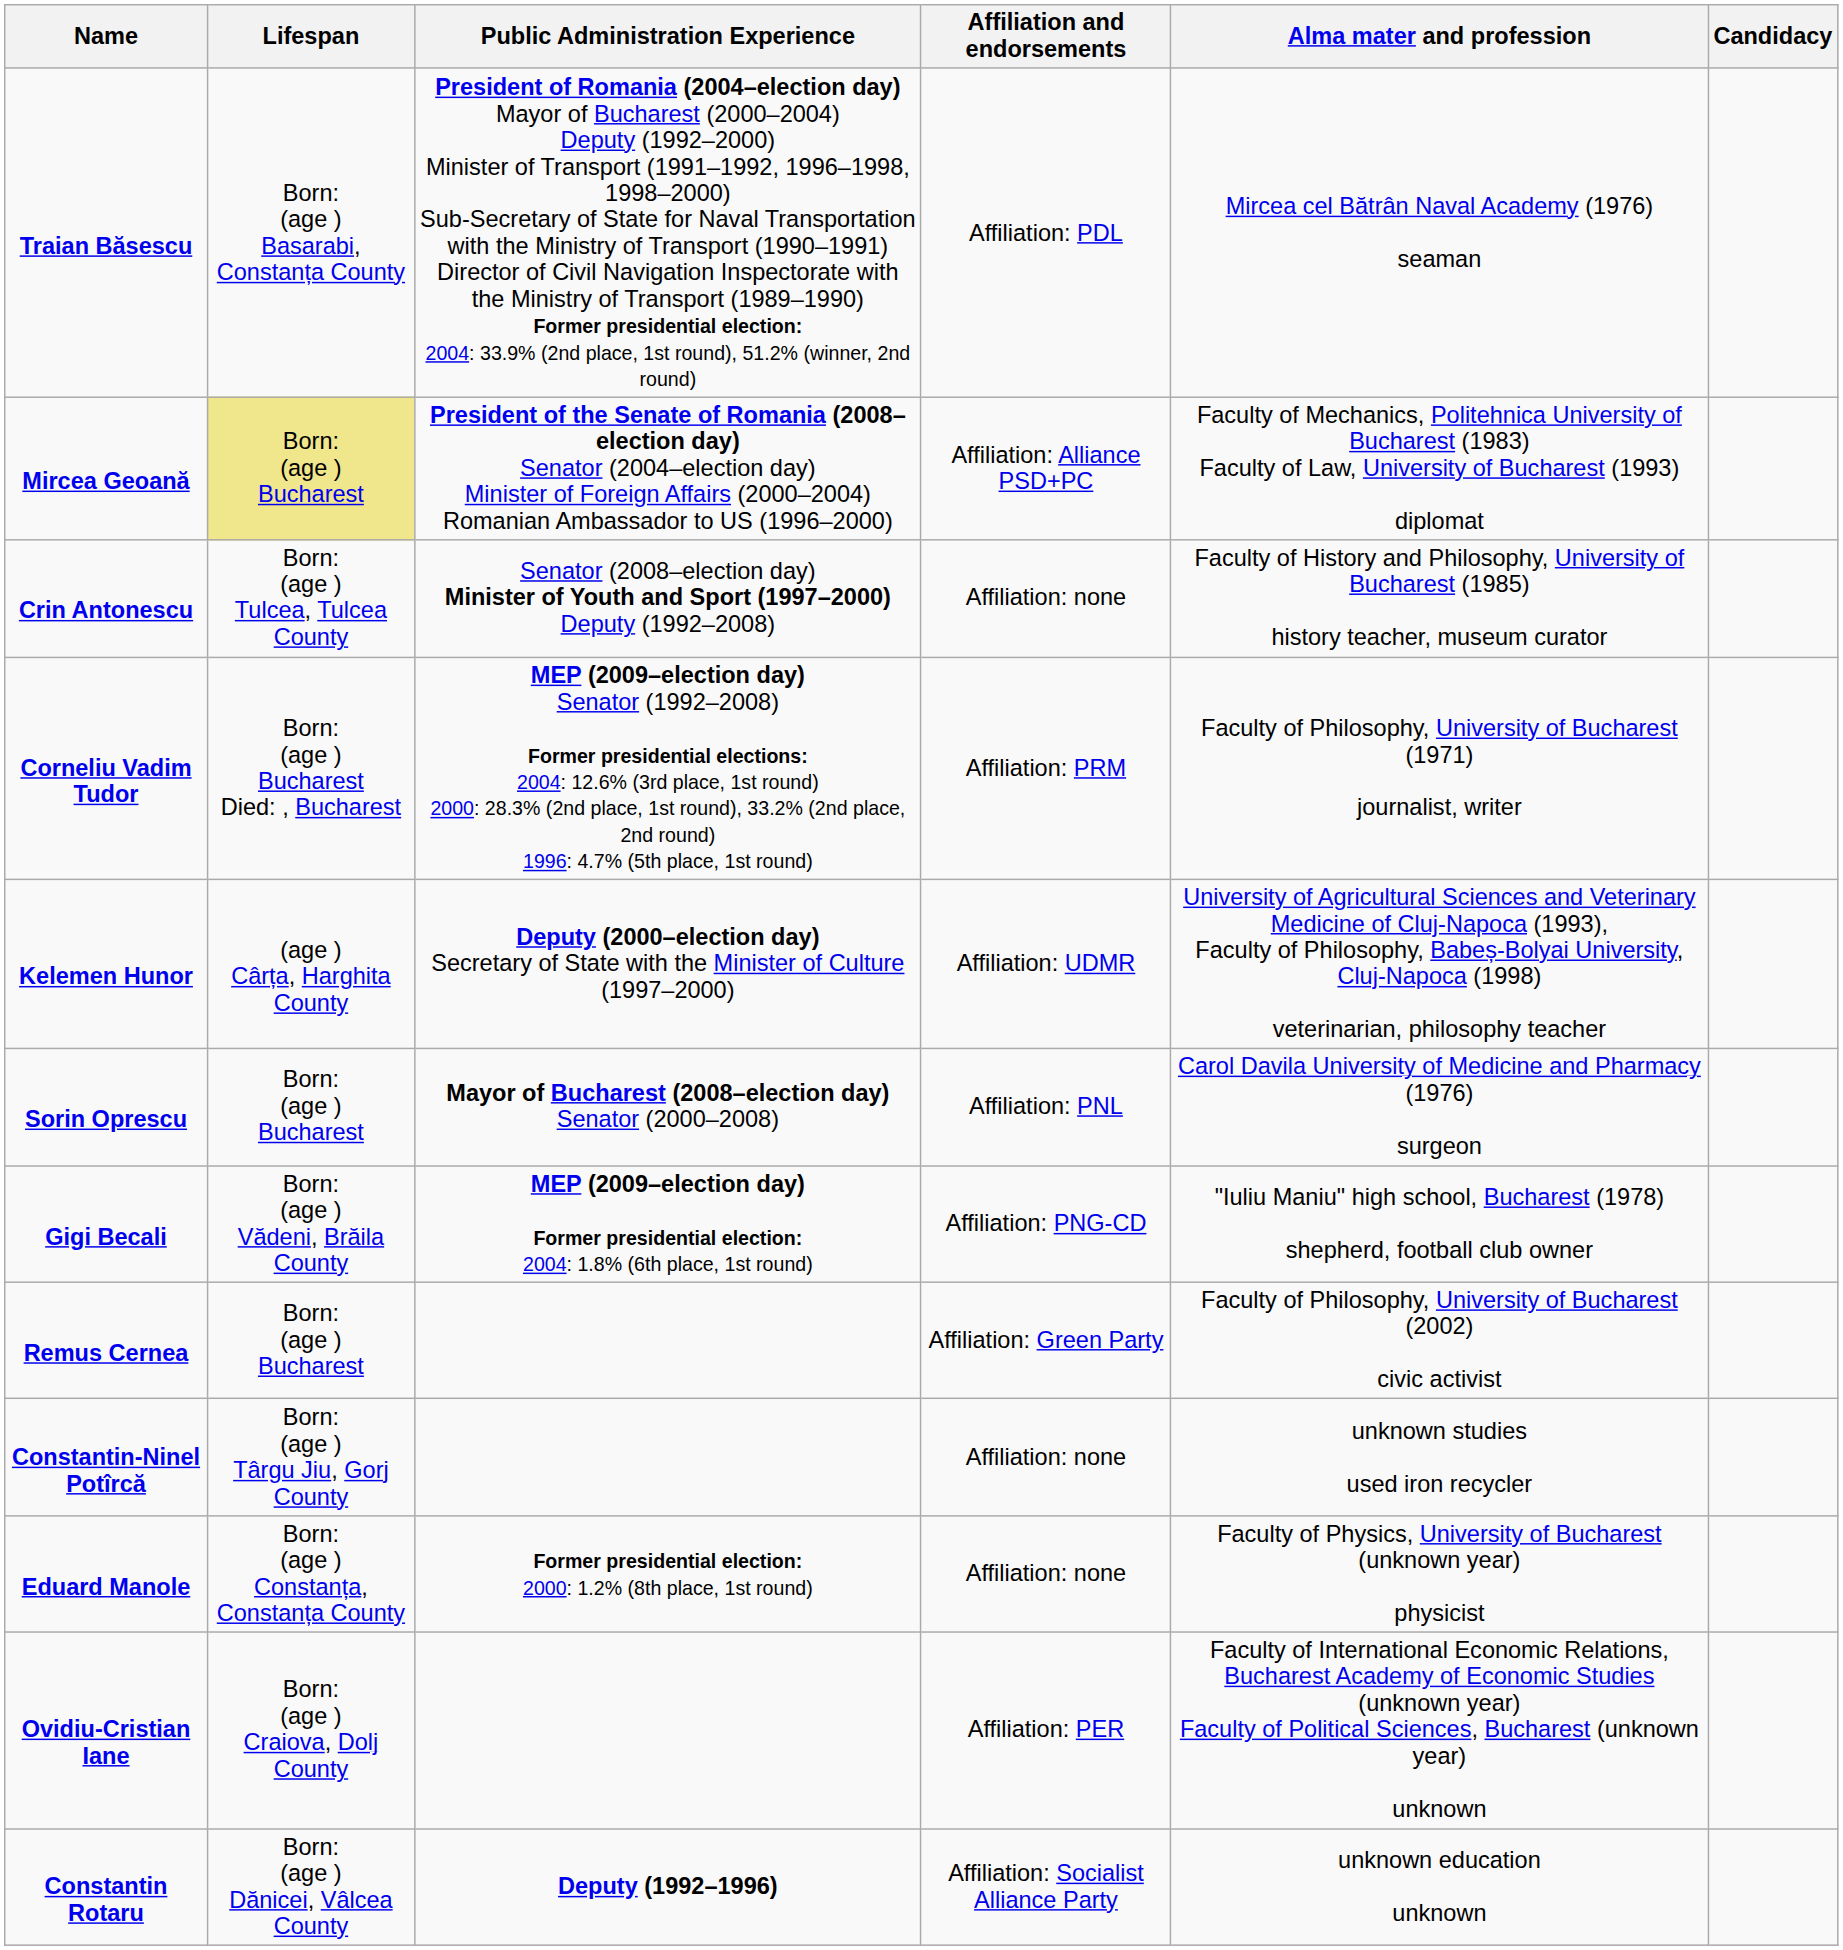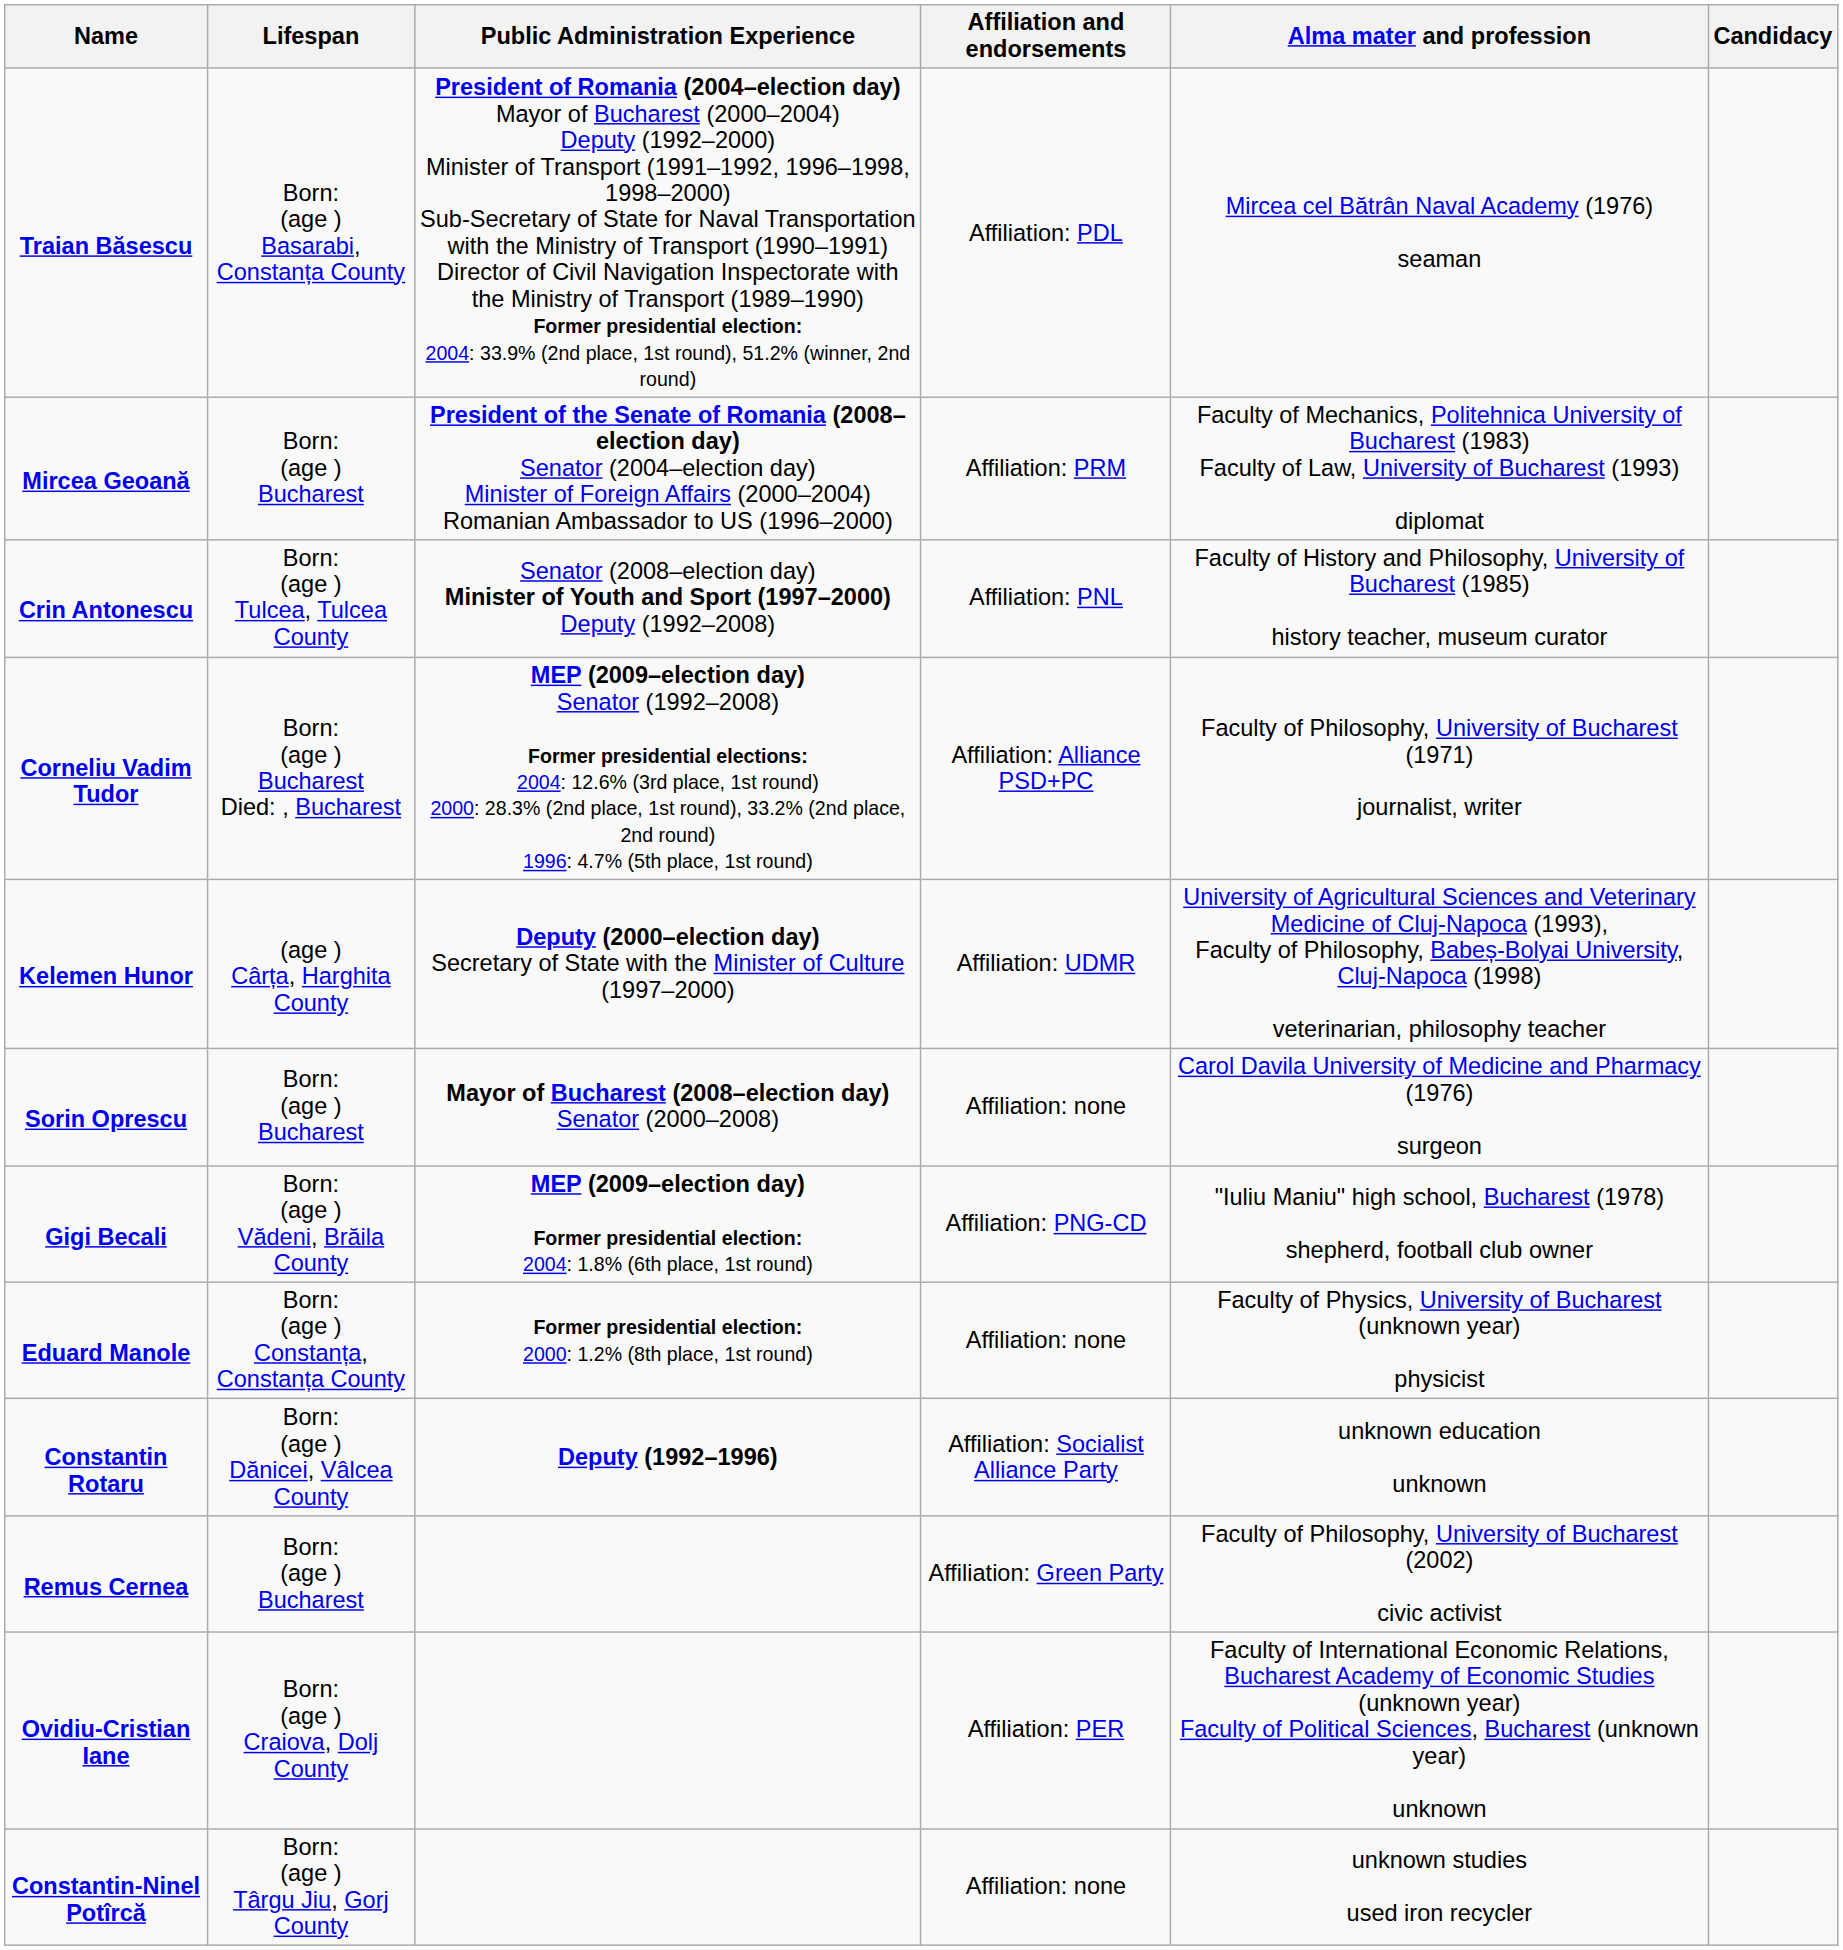(311, 468) khaki background -> (311, 468) no background
(1046, 468) Affiliation: Alliance PSD+PC -> (1046, 468) Affiliation: PRM
(1046, 598) Affiliation: none -> (1046, 598) Affiliation: PNL
(1046, 767) Affiliation: PRM -> (1046, 767) Affiliation: Alliance PSD+PC
(1046, 1106) Affiliation: PNL -> (1046, 1106) Affiliation: none
rows swapped: (106, 1353) <-> (106, 1586)
rows swapped: (106, 1899) <-> (106, 1470)
